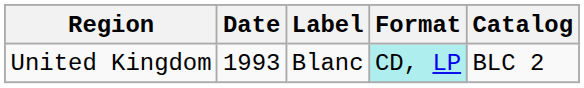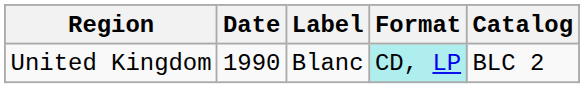(252, 63) 1993 -> (252, 63) 1990
